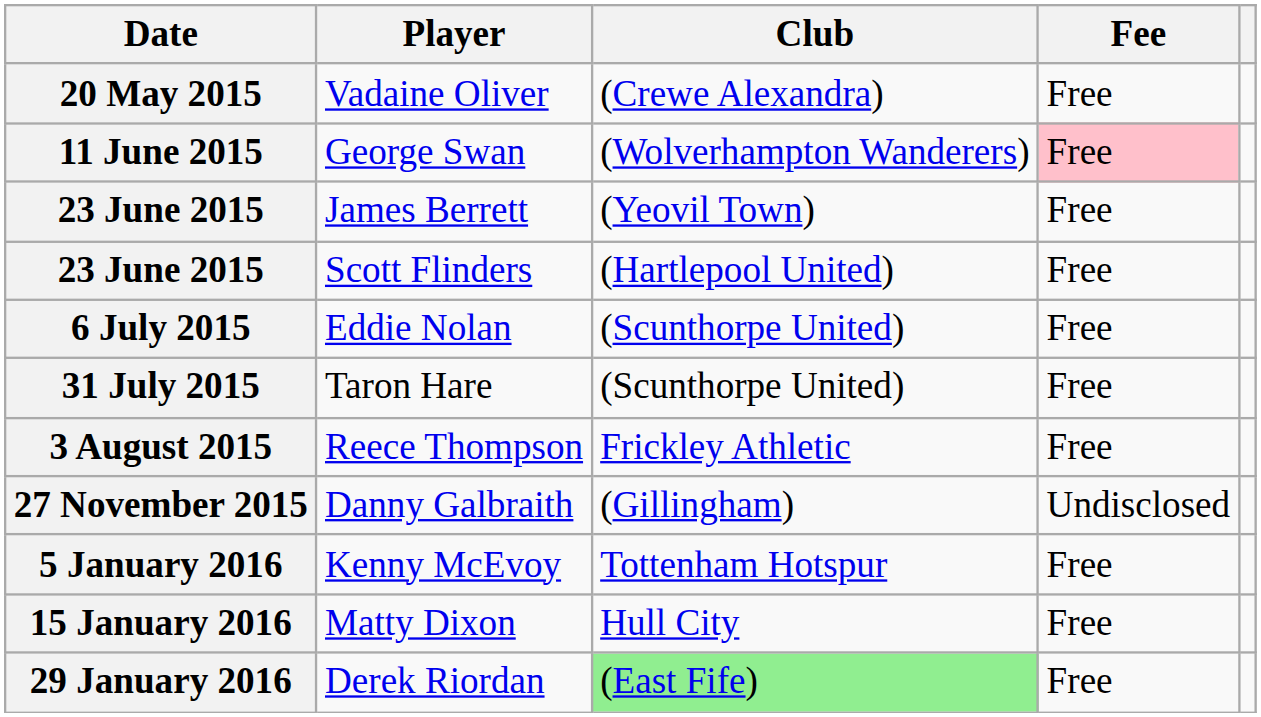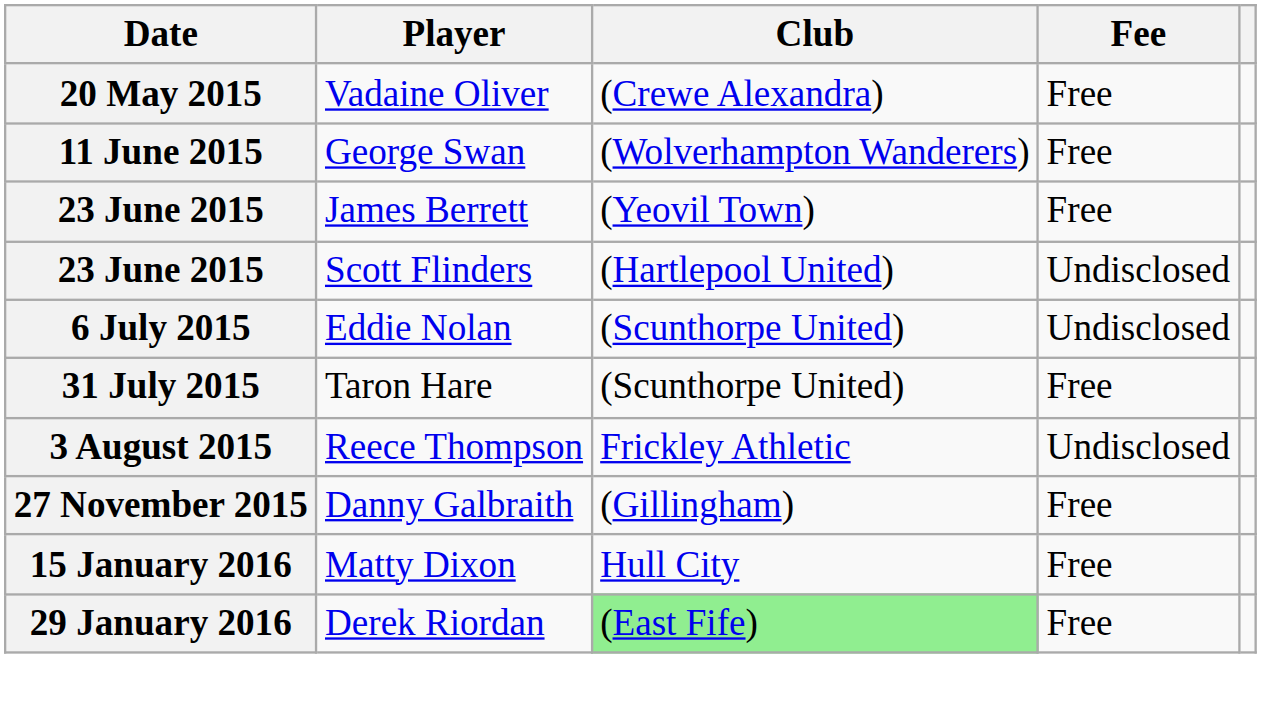(1080, 151) pink background -> (1080, 151) no background
(1080, 269) Free -> (1138, 269) Undisclosed
(1080, 328) Free -> (1138, 328) Undisclosed
(1080, 446) Free -> (1138, 446) Undisclosed
(1138, 504) Undisclosed -> (1080, 504) Free
- row: (161, 563)
